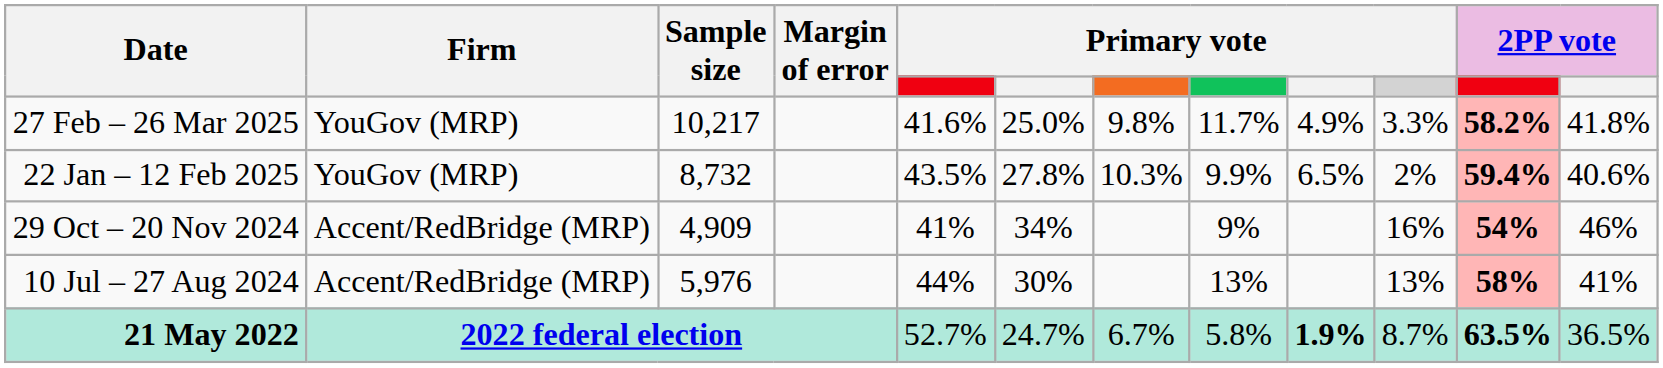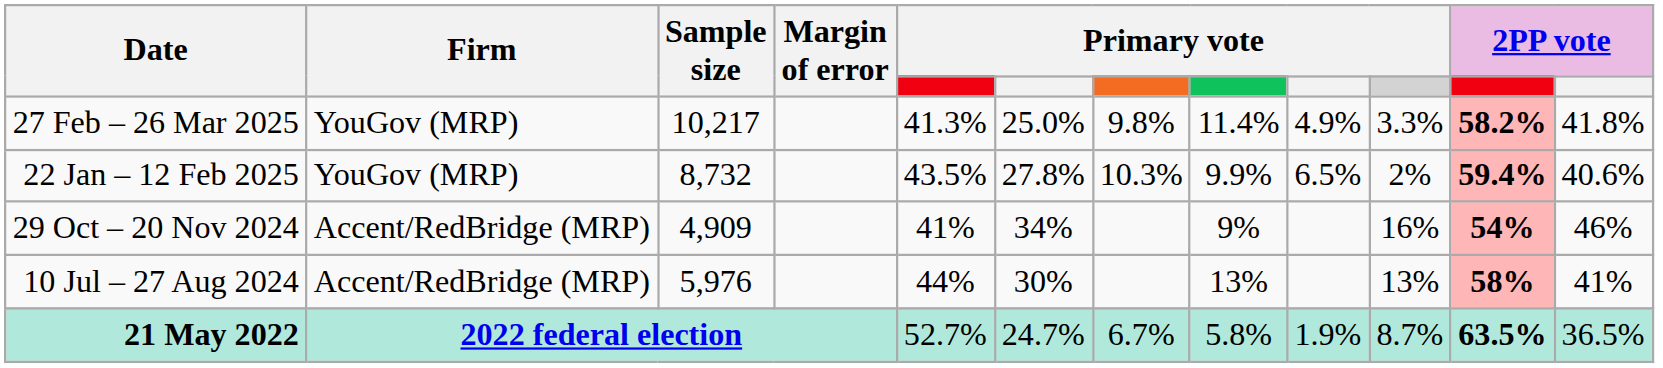(945, 122) 41.6% -> (945, 122) 41.3%
(1239, 122) 11.7% -> (1239, 122) 11.4%
(1331, 334) bold -> (1328, 334) normal
